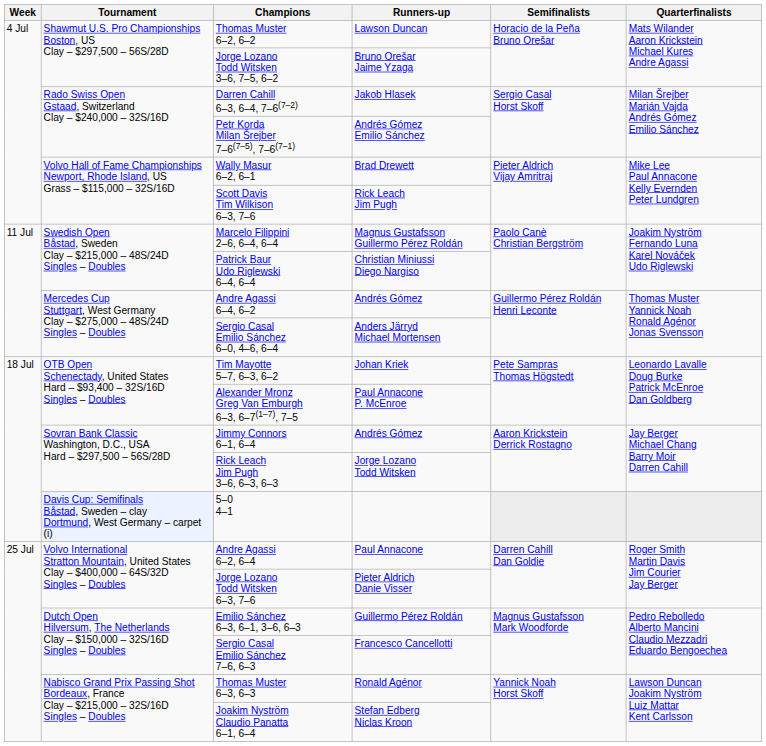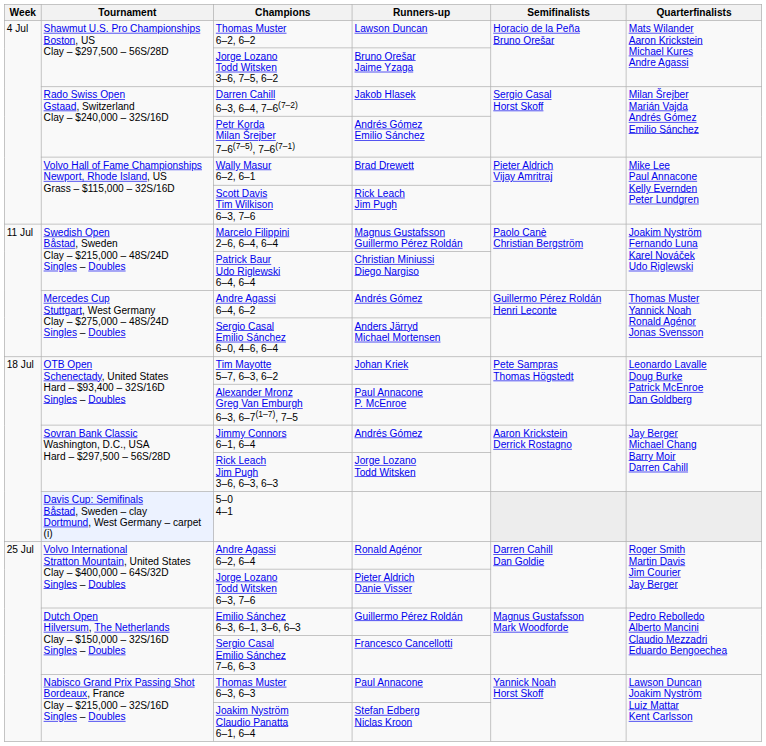(389, 550) Paul Annacone -> (388, 550) Ronald Agénor
(388, 683) Ronald Agénor -> (389, 683) Paul Annacone
